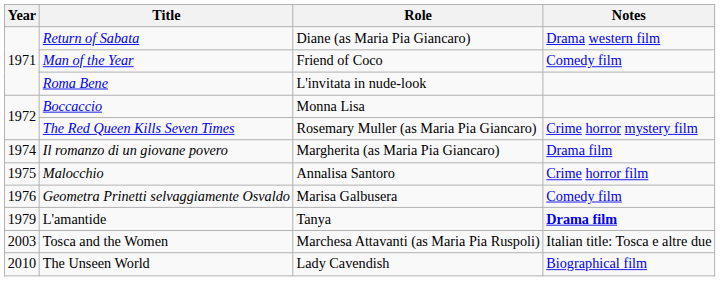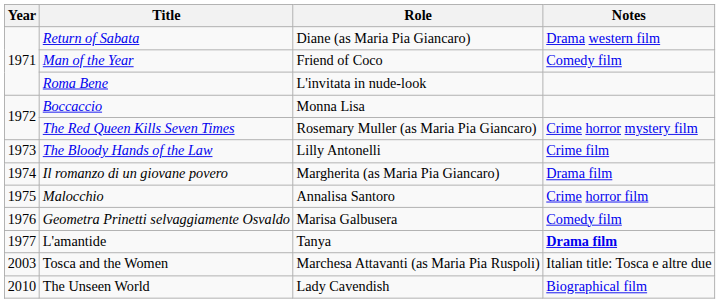+ row: (128, 151)
(22, 219) 1979 -> (22, 241) 1977
